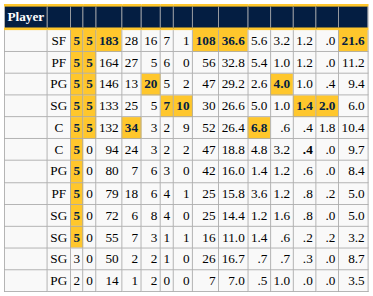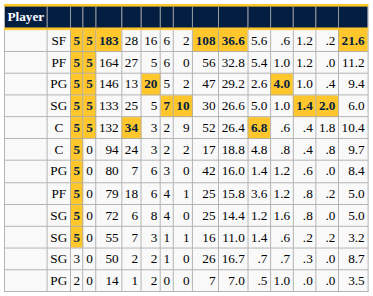(167, 40) 7 -> (167, 40) 6
(186, 40) 1 -> (186, 40) 2
(282, 40) 3.2 -> (285, 40) .6
(330, 40) .0 -> (330, 40) .2
(209, 149) 47 -> (209, 149) 17
(282, 149) 3.2 -> (285, 149) .8
(308, 149) bold -> (308, 149) normal
(330, 149) .0 -> (330, 149) .8
